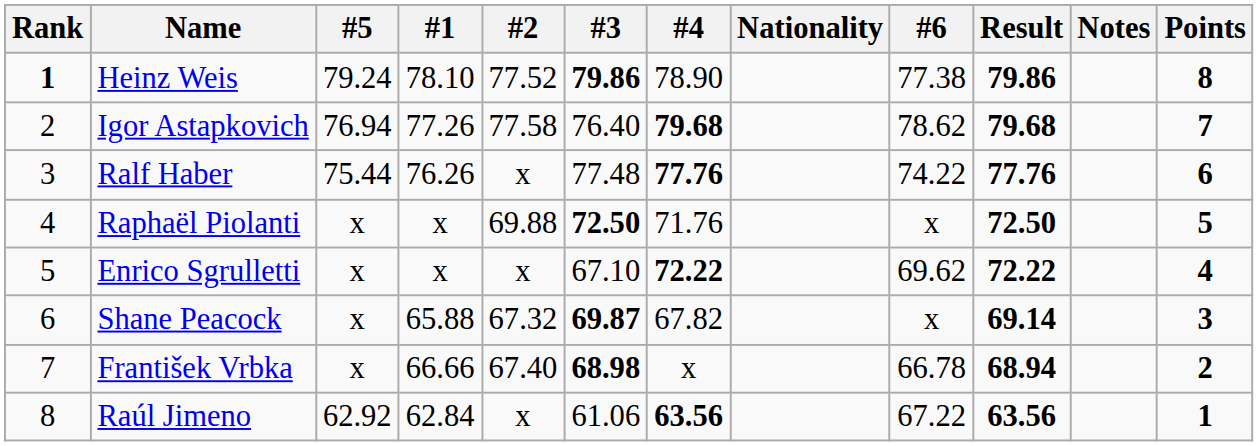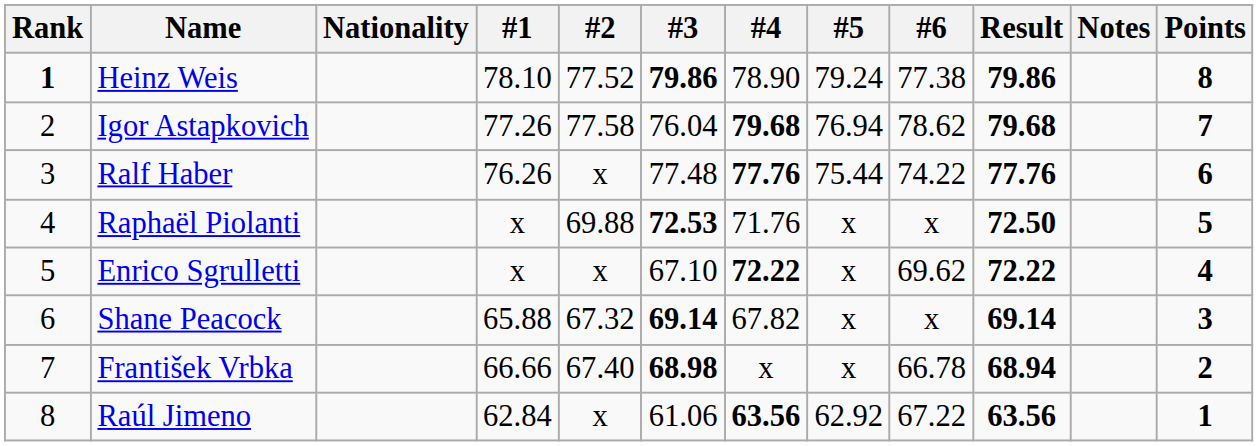columns swapped: (810, 28) <-> (357, 28)
(606, 125) 76.40 -> (683, 125) 76.04
(606, 222) 72.50 -> (683, 222) 72.53
(606, 319) 69.87 -> (683, 319) 69.14
